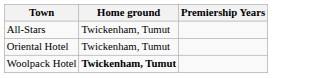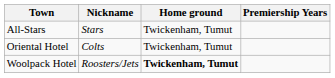+ column: (110, 13)
